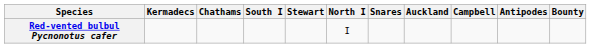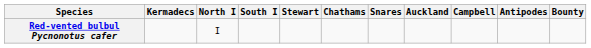columns swapped: (347, 12) <-> (220, 12)
